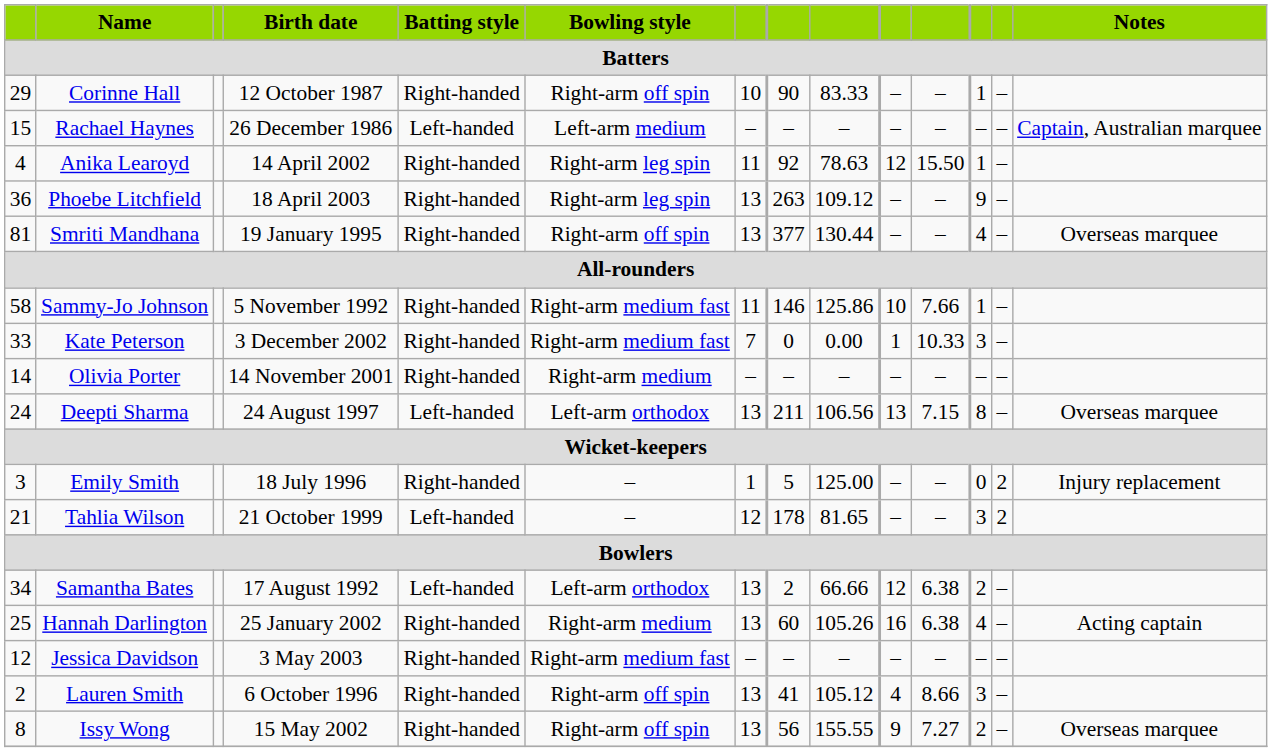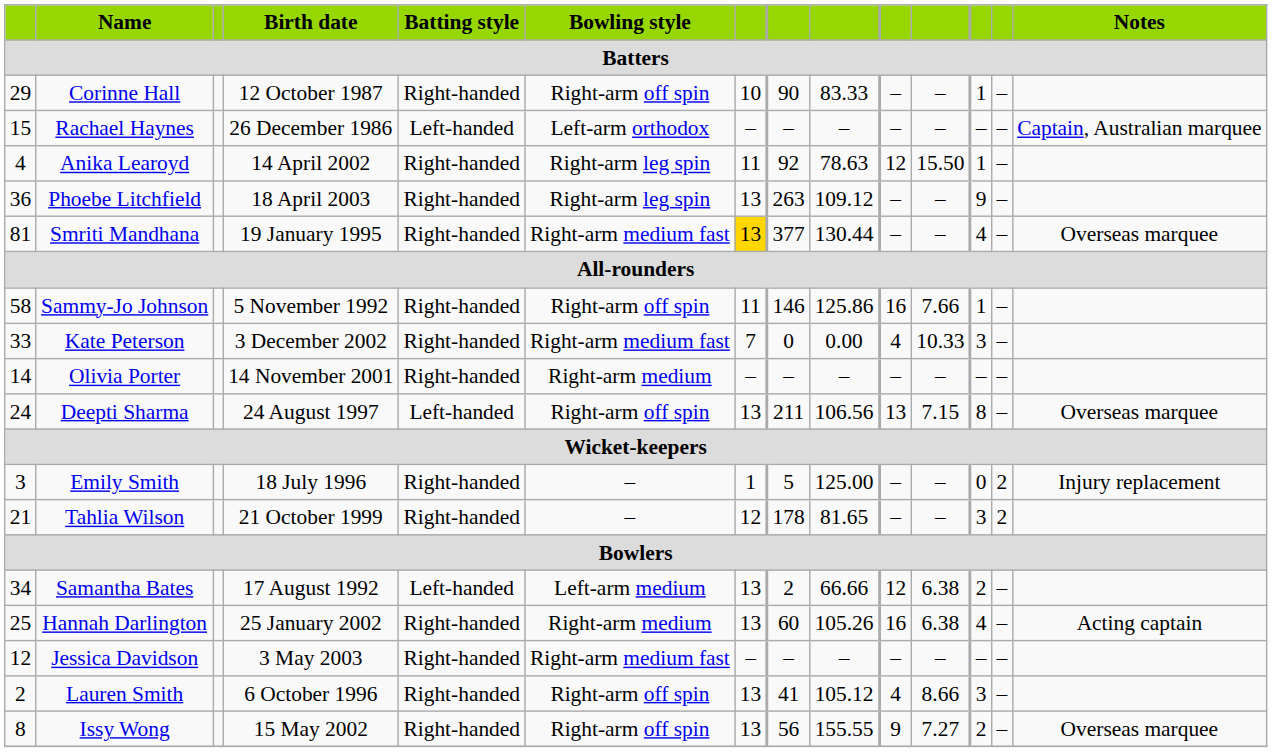(630, 128) Left-arm medium -> (630, 128) Left-arm orthodox
(630, 234) Right-arm off spin -> (630, 234) Right-arm medium fast
(750, 234) no background -> (750, 234) gold background
(630, 305) Right-arm medium fast -> (630, 305) Right-arm off spin
(896, 305) 10 -> (896, 305) 16
(896, 340) 1 -> (896, 340) 4
(630, 411) Left-arm orthodox -> (630, 411) Right-arm off spin
(462, 517) Left-handed -> (462, 517) Right-handed
(630, 587) Left-arm orthodox -> (630, 587) Left-arm medium
